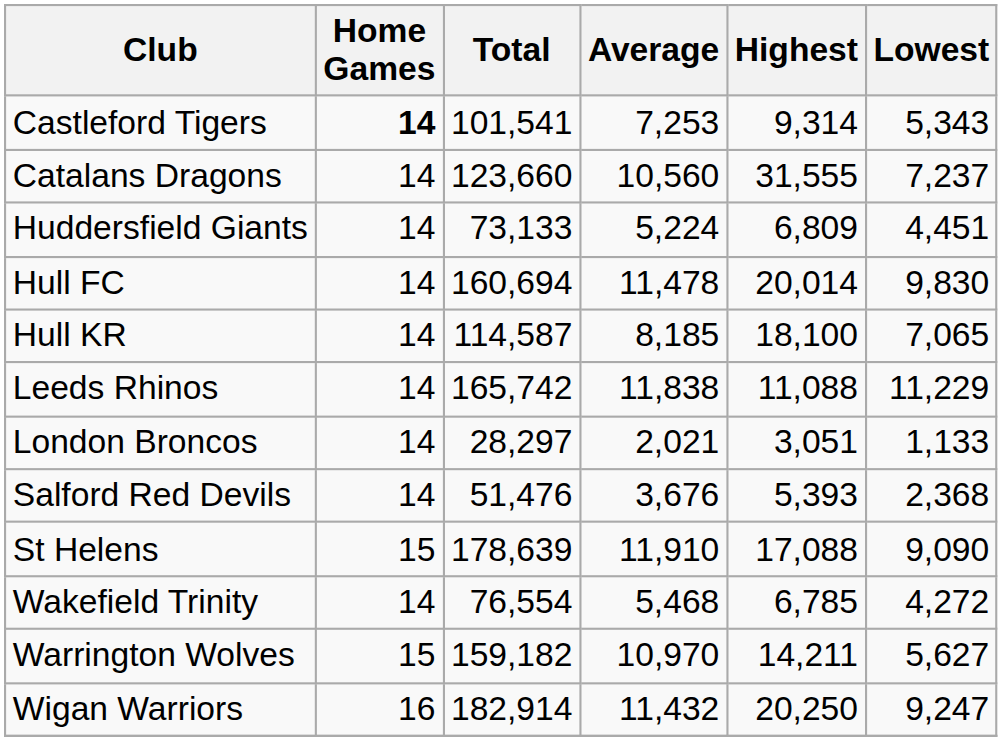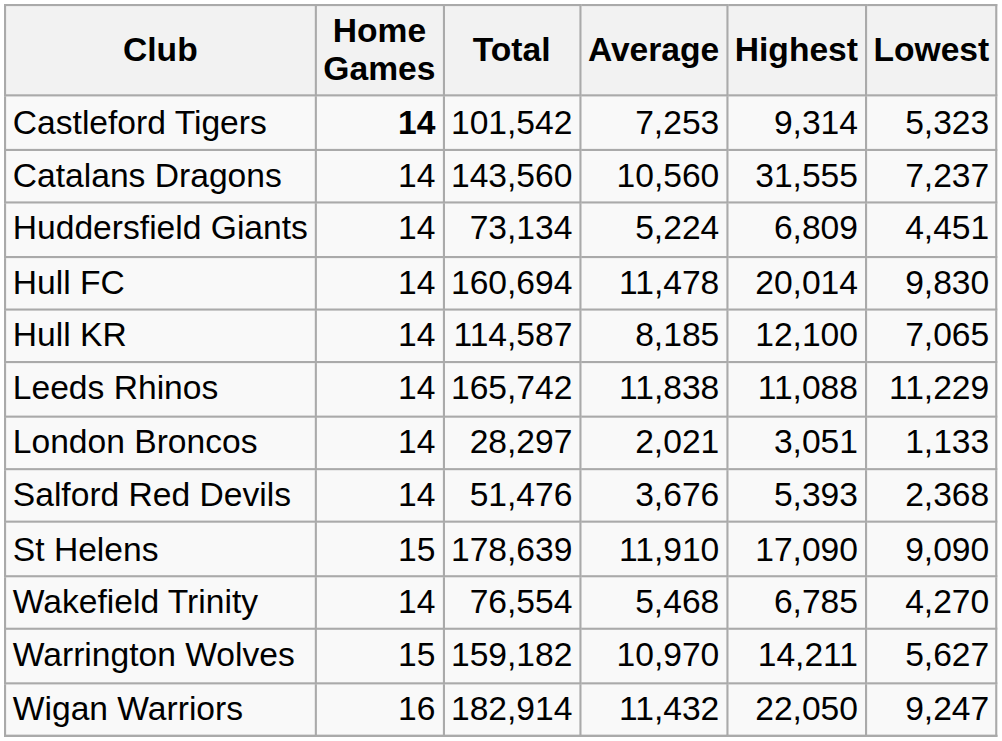(512, 122) 101,541 -> (512, 122) 101,542
(947, 122) 5,343 -> (947, 122) 5,323
(512, 175) 123,660 -> (512, 175) 143,560
(521, 228) 73,133 -> (521, 228) 73,134
(807, 335) 18,100 -> (807, 335) 12,100
(807, 548) 17,088 -> (807, 548) 17,090
(947, 601) 4,272 -> (947, 601) 4,270
(807, 708) 20,250 -> (807, 708) 22,050
